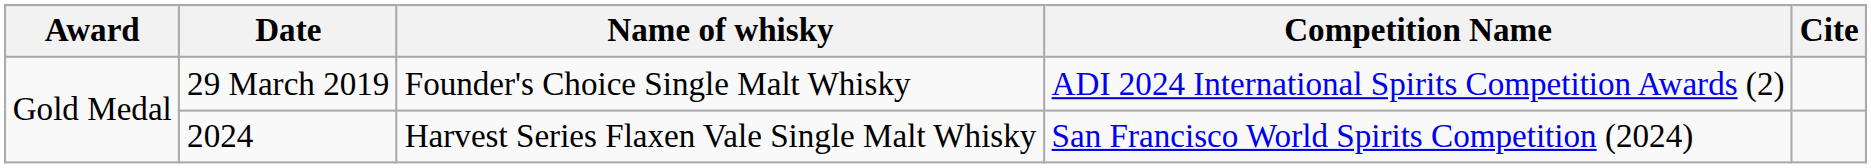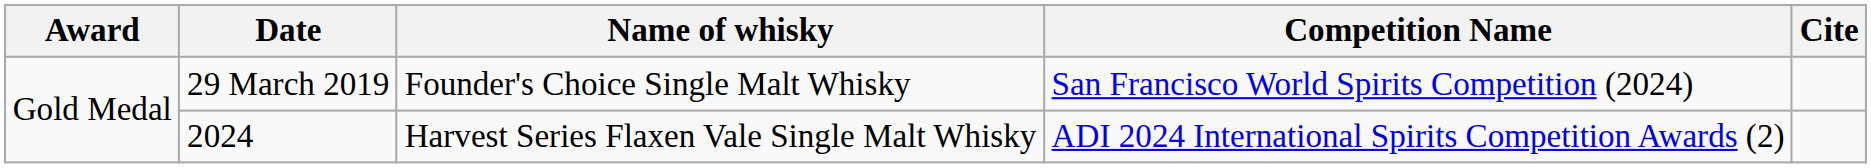(1418, 83) ADI 2024 International Spirits Competition Awards (2) -> (1372, 83) San Francisco World Spirits Competition (2024)
(1372, 135) San Francisco World Spirits Competition (2024) -> (1418, 135) ADI 2024 International Spirits Competition Awards (2)
